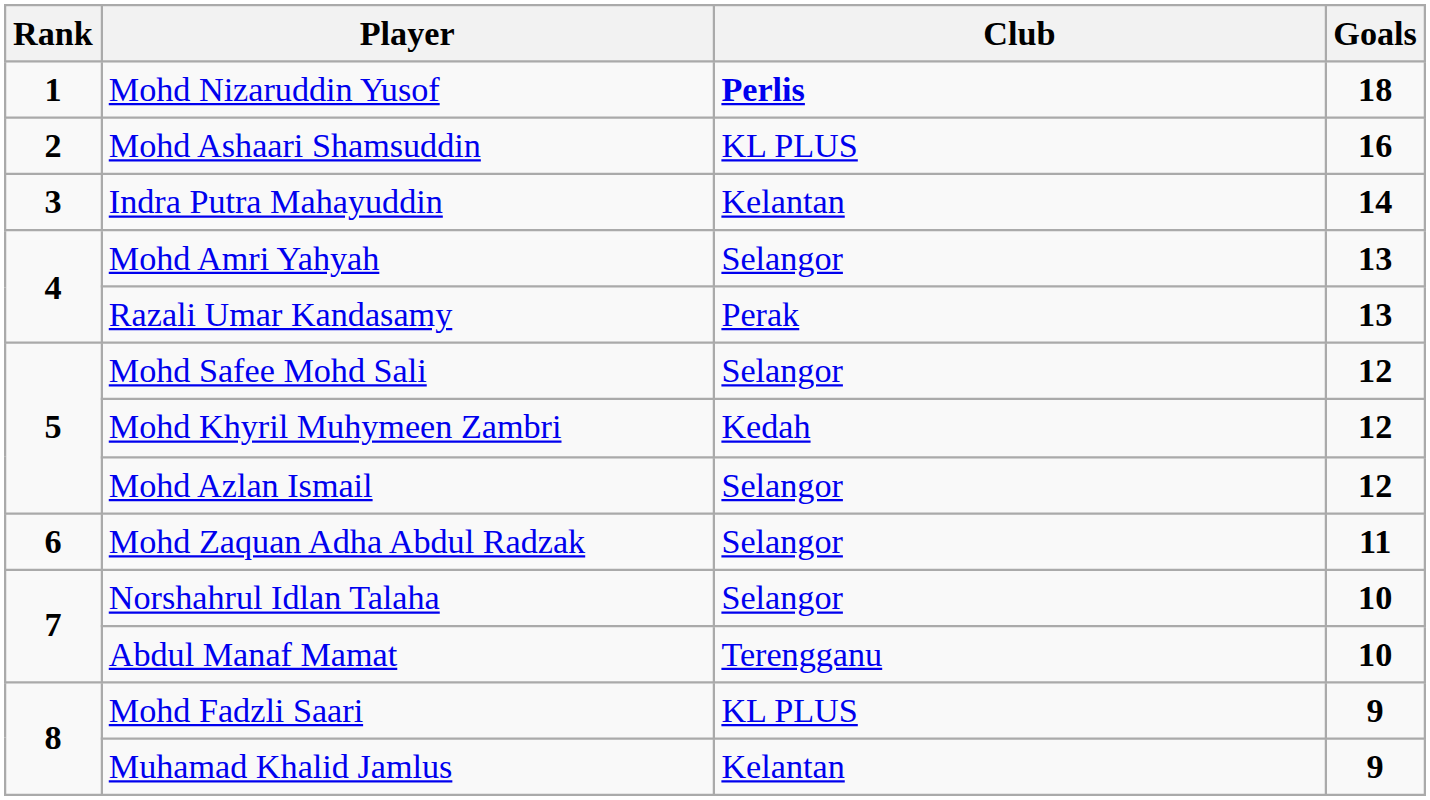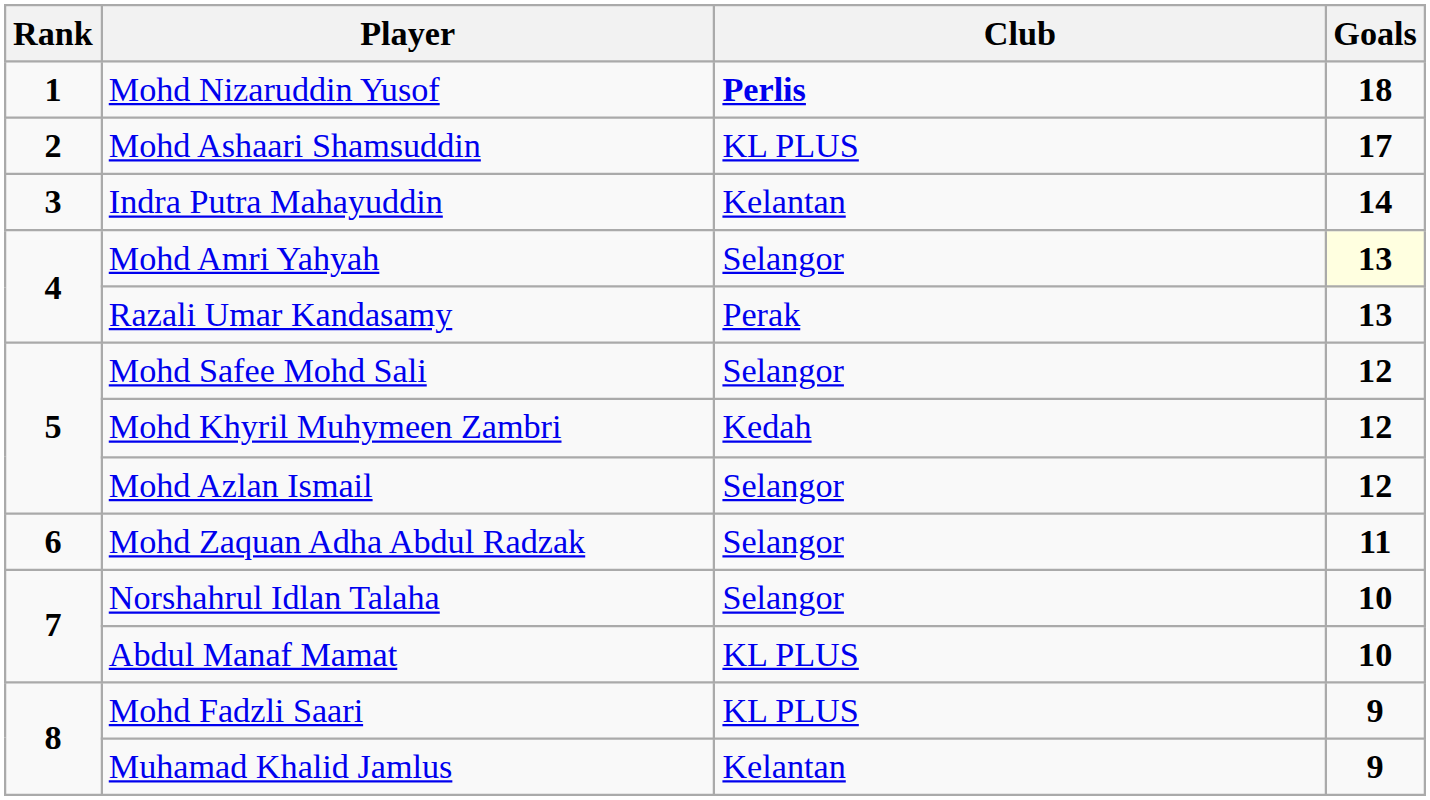(1375, 145) 16 -> (1375, 145) 17
(1375, 258) no background -> (1375, 258) lightyellow background
(802, 653) Terengganu -> (791, 653) KL PLUS
